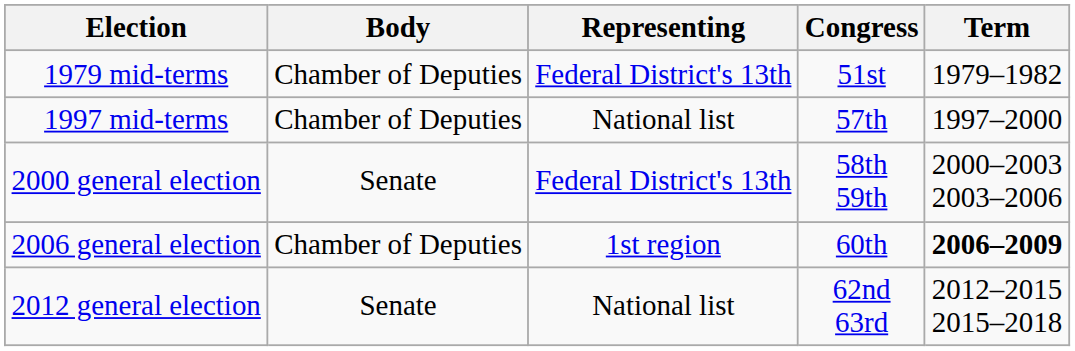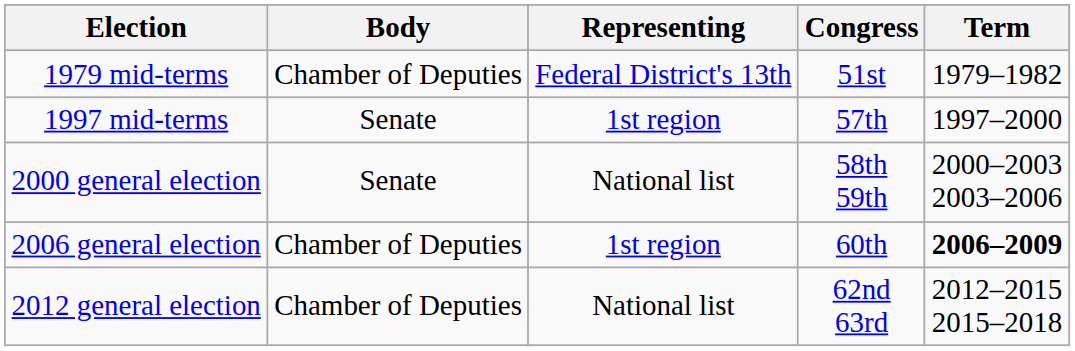(398, 119) Chamber of Deputies -> (398, 119) Senate
(663, 119) National list -> (663, 119) 1st region
(663, 181) Federal District's 13th -> (663, 181) National list
(398, 305) Senate -> (398, 305) Chamber of Deputies
